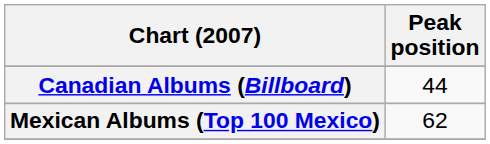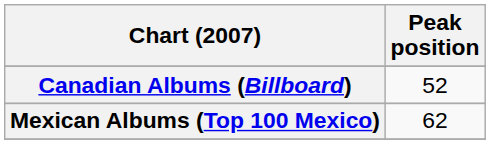(435, 84) 44 -> (435, 84) 52
